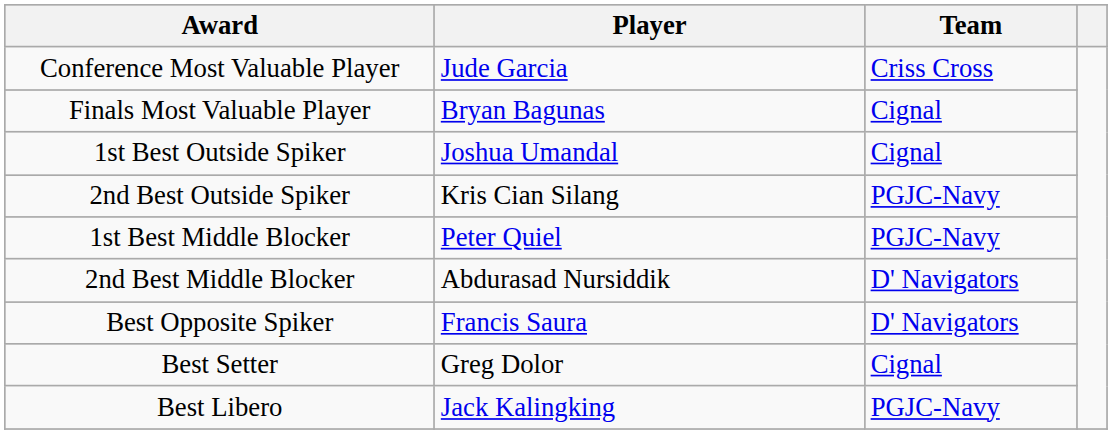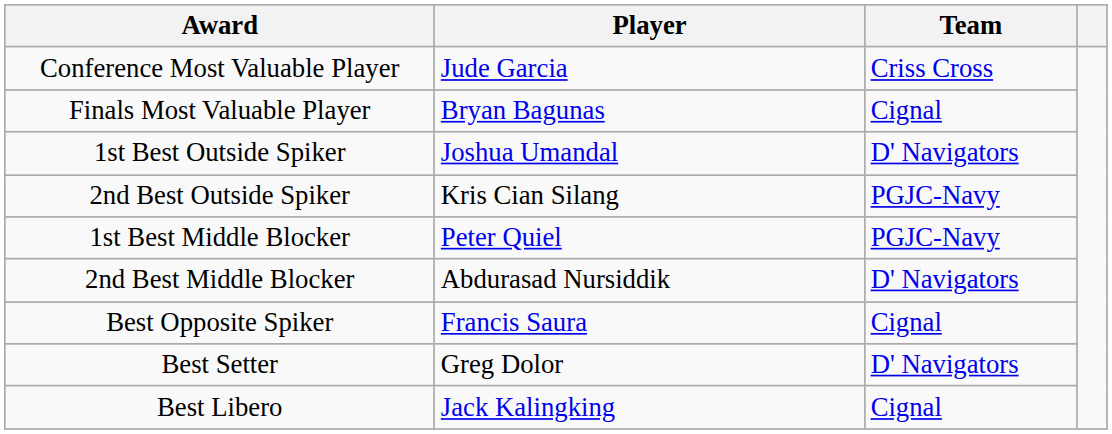(906, 152) Cignal -> (945, 152) D' Navigators
(945, 322) D' Navigators -> (906, 322) Cignal
(906, 364) Cignal -> (945, 364) D' Navigators
(935, 407) PGJC-Navy -> (906, 407) Cignal
